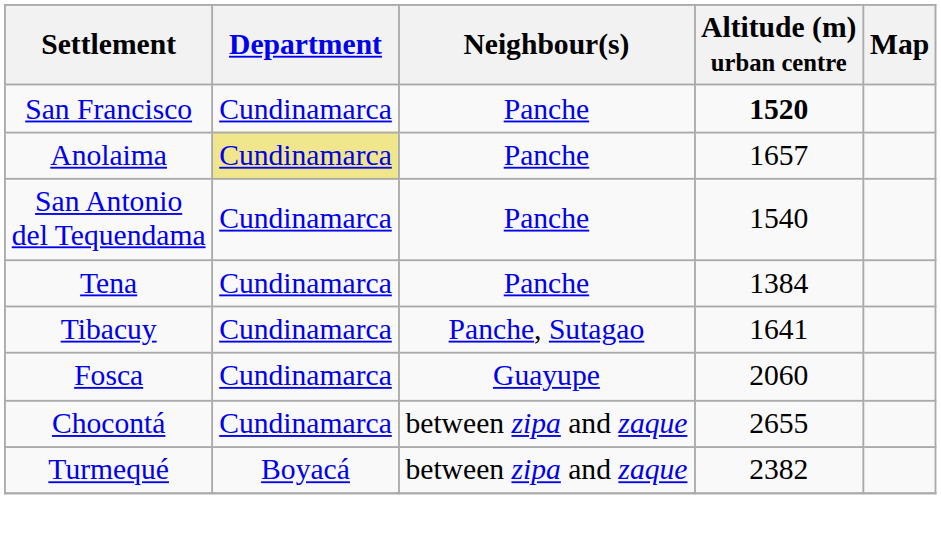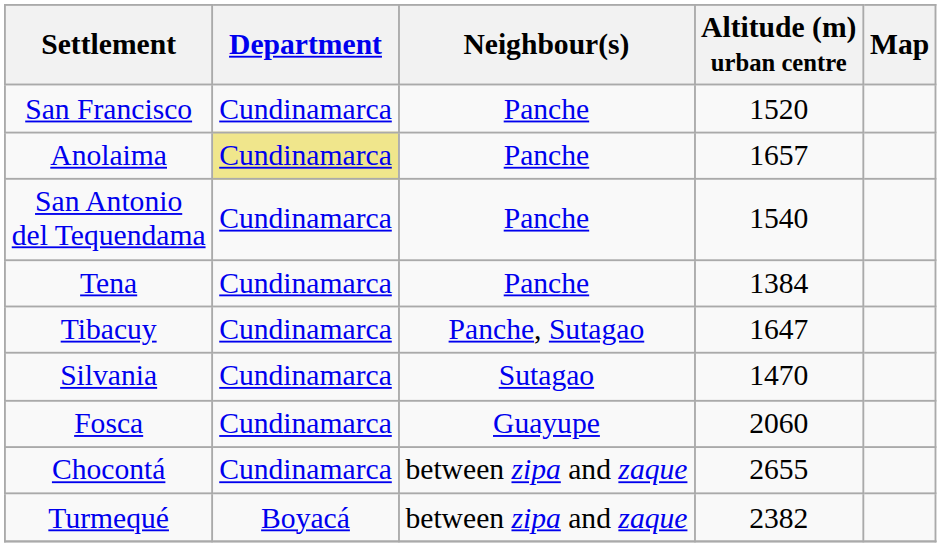(779, 108) bold -> (779, 108) normal
(779, 329) 1641 -> (779, 329) 1647
+ row: (109, 376)
